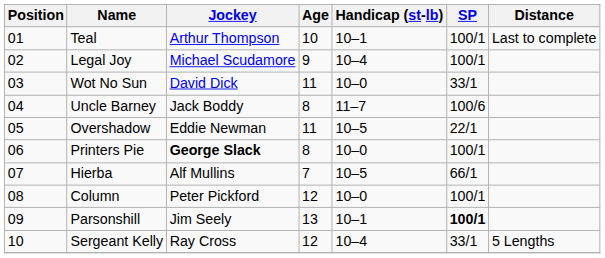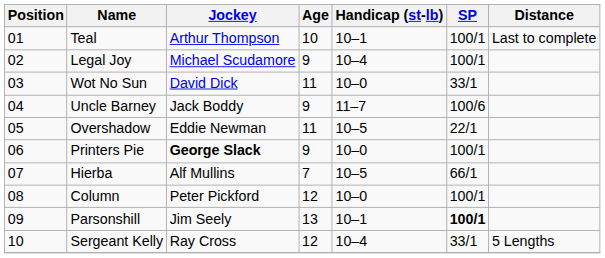(306, 106) 8 -> (306, 106) 9
(306, 151) 8 -> (306, 151) 9
